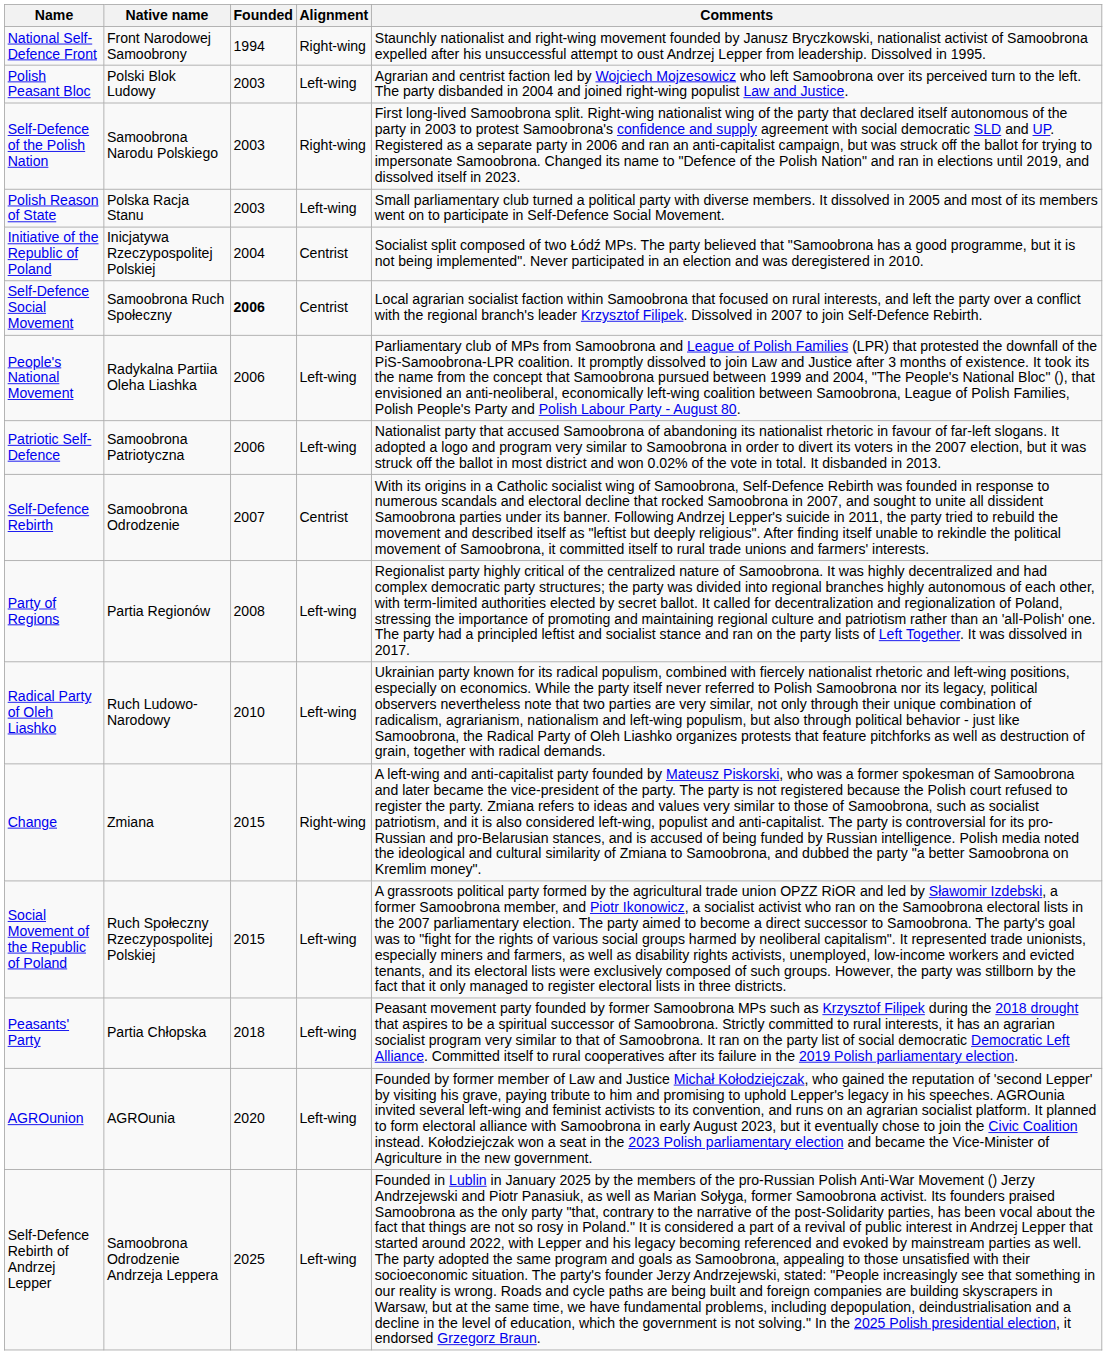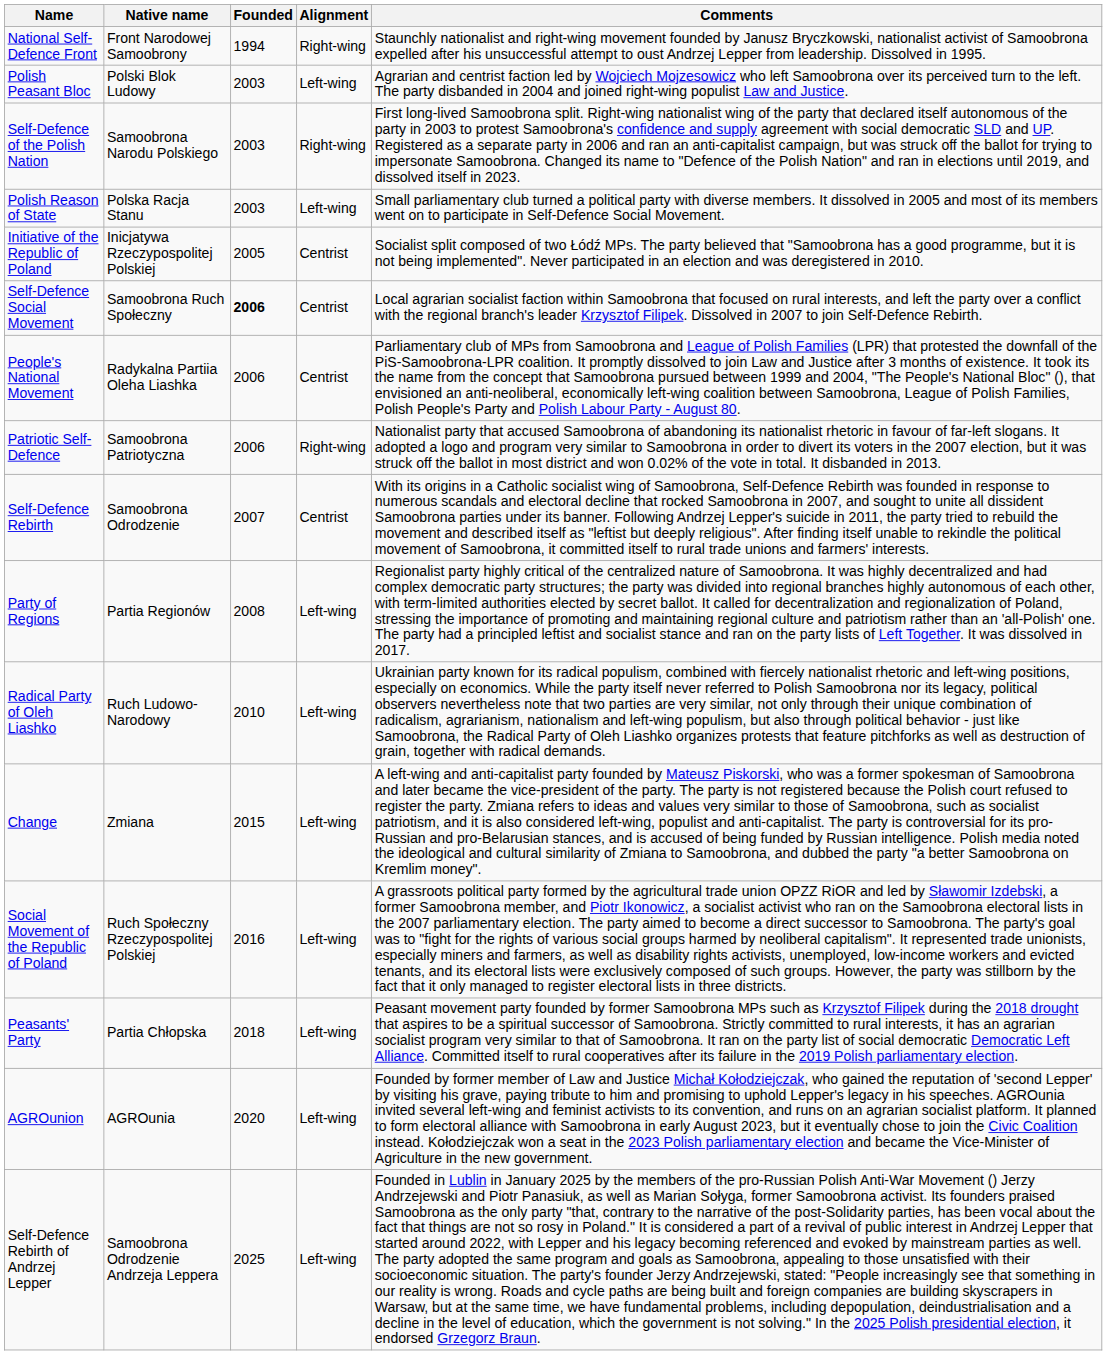(249, 254) 2004 -> (249, 254) 2005
(328, 377) Left-wing -> (324, 377) Centrist
(328, 447) Left-wing -> (333, 447) Right-wing
(333, 822) Right-wing -> (328, 822) Left-wing
(249, 939) 2015 -> (249, 939) 2016
